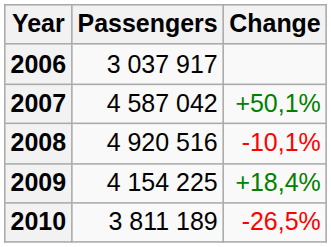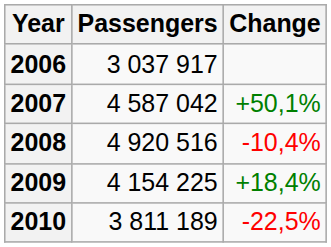(281, 143) -10,1% -> (281, 143) -10,4%
(281, 222) -26,5% -> (281, 222) -22,5%
